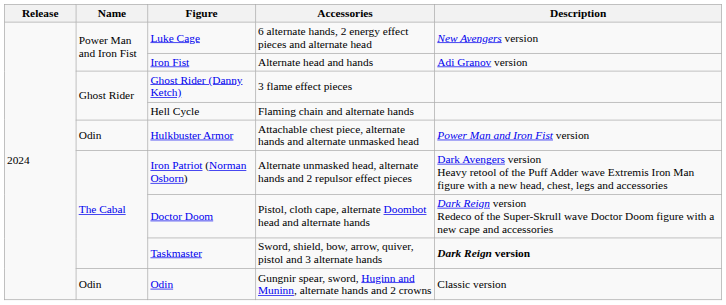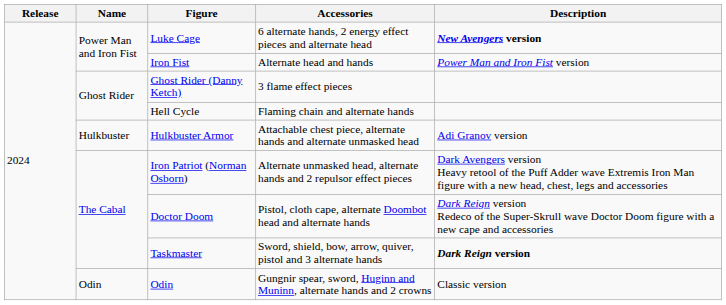(488, 37) normal -> (489, 37) bold
(482, 62) Adi Granov version -> (513, 62) Power Man and Iron Fist version
(90, 135) Odin -> (104, 135) Hulkbuster
(513, 135) Power Man and Iron Fist version -> (482, 135) Adi Granov version
